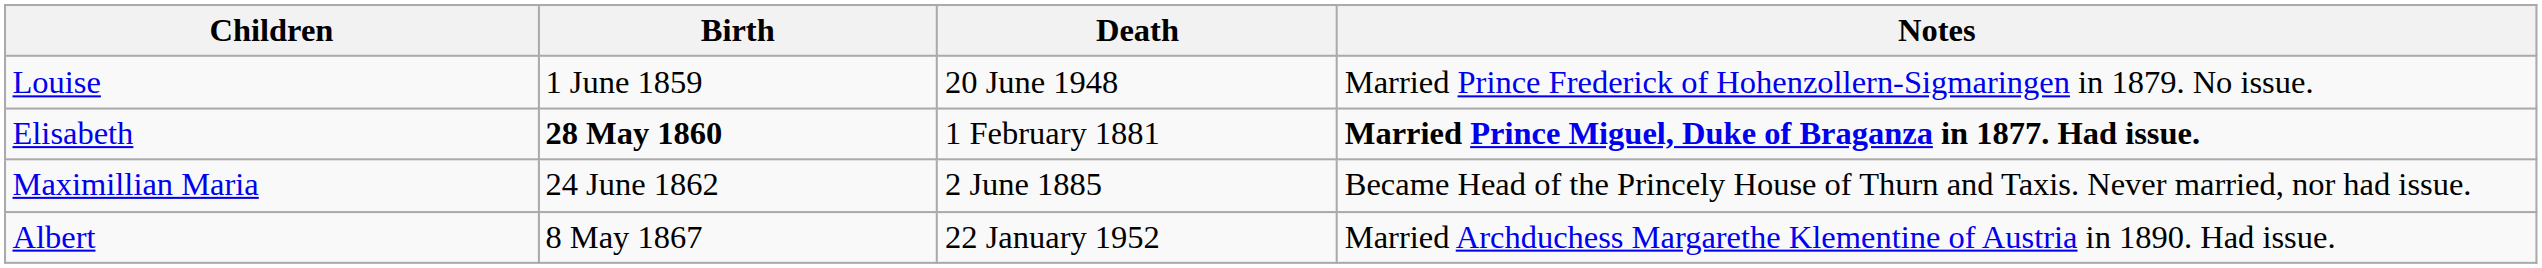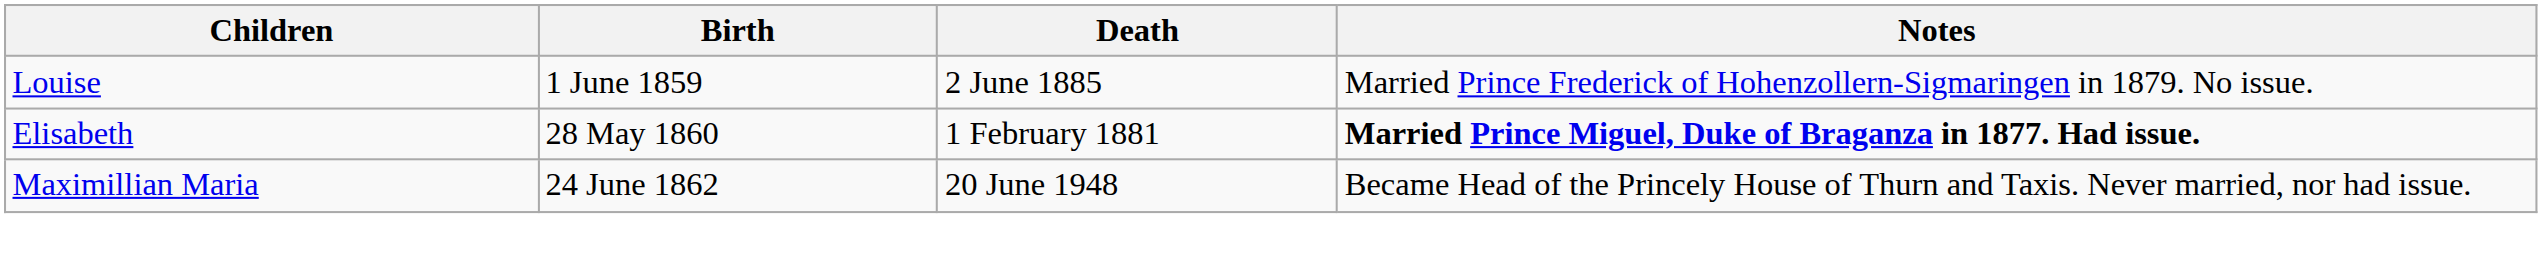(1032, 81) 20 June 1948 -> (1024, 81) 2 June 1885
(634, 133) bold -> (632, 133) normal
(1024, 184) 2 June 1885 -> (1032, 184) 20 June 1948
- row: (54, 236)
